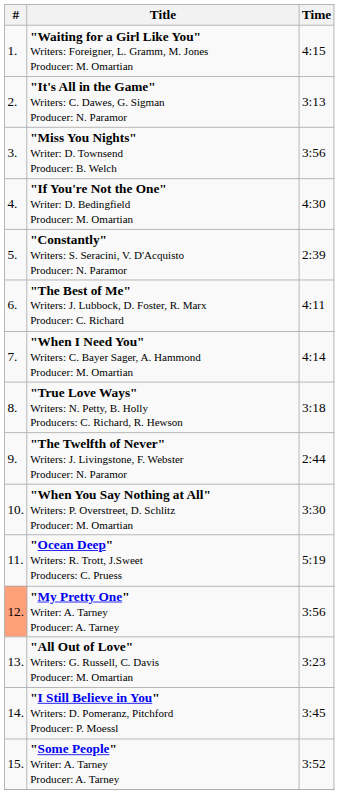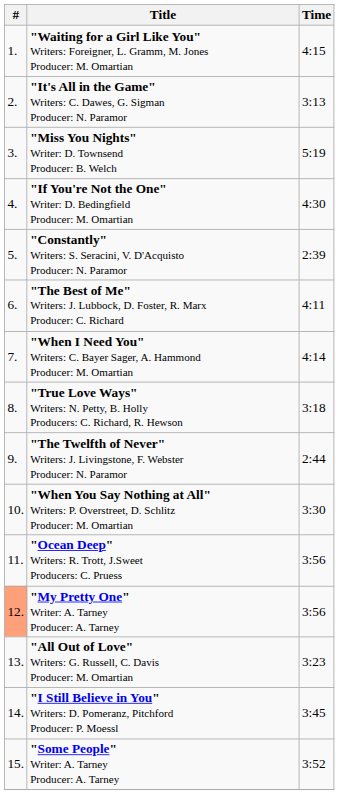(314, 152) 3:56 -> (314, 152) 5:19
(314, 560) 5:19 -> (314, 560) 3:56
